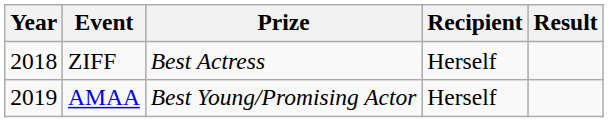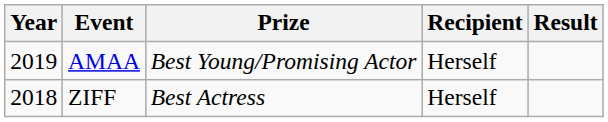rows swapped: (104, 97) <-> (92, 60)
